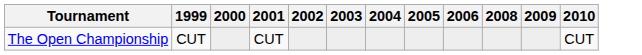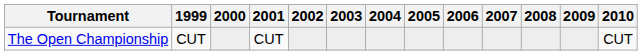+ column: (502, 16)
